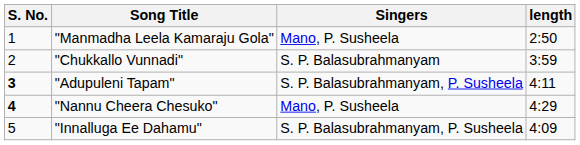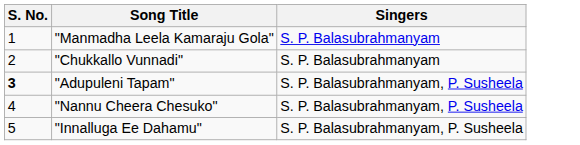- column: (551, 15)
(340, 38) Mano, P. Susheela -> (360, 38) S. P. Balasubrahmanyam
(12, 106) bold -> (12, 106) normal
(340, 106) Mano, P. Susheela -> (402, 106) S. P. Balasubrahmanyam, P. Susheela
